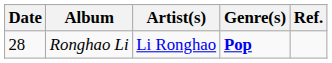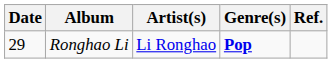(17, 44) 28 -> (17, 44) 29
